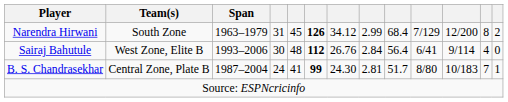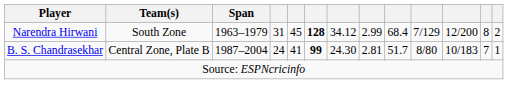(316, 32) 126 -> (316, 32) 128
- row: (55, 50)
